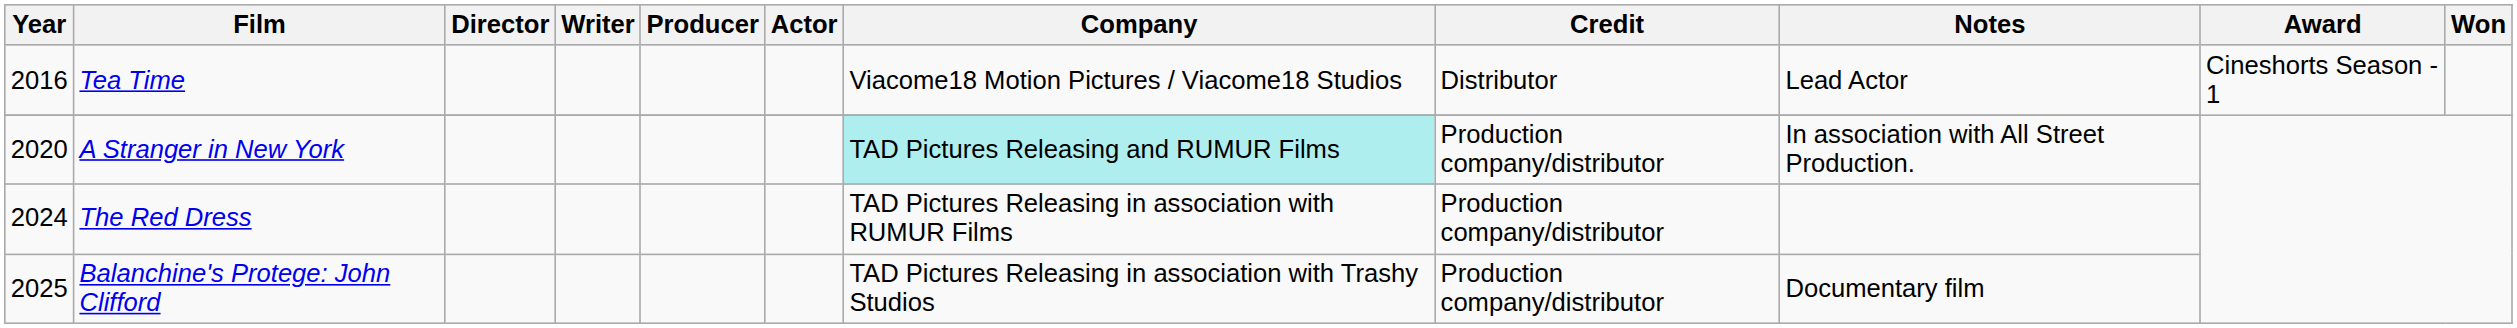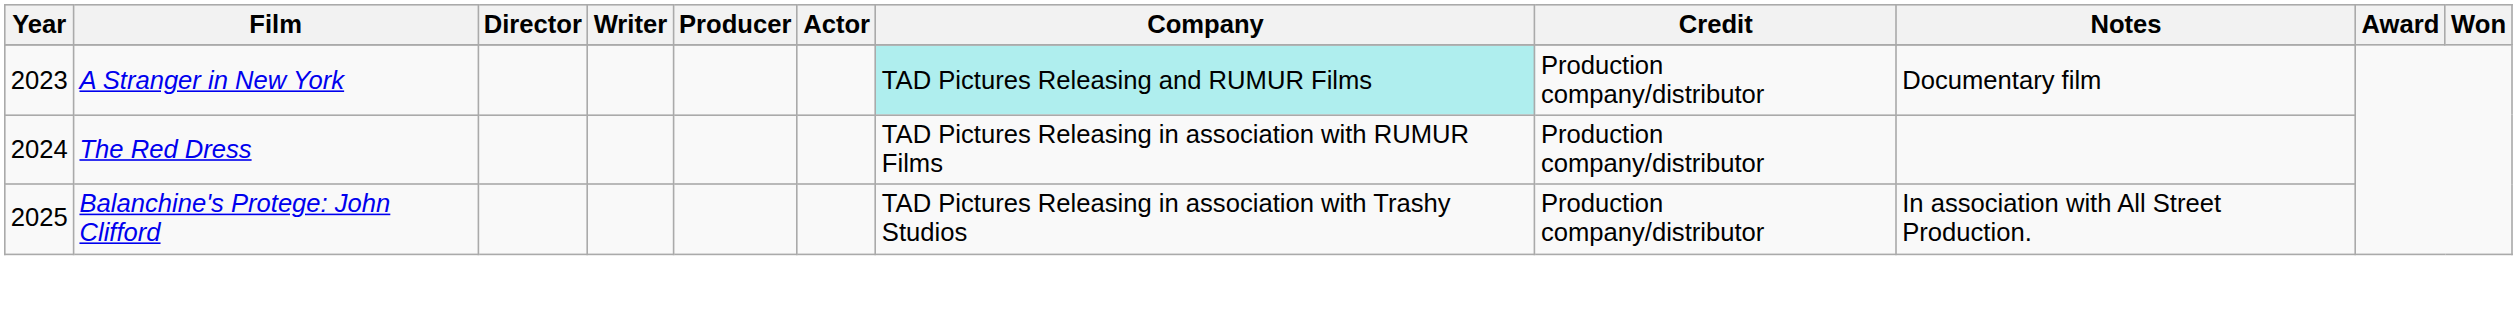- row: (132, 79)
(39, 149) 2020 -> (39, 79) 2023
(1945, 149) In association with All Street Production. -> (2002, 79) Documentary film
(1885, 288) Documentary film -> (2062, 218) In association with All Street Production.
